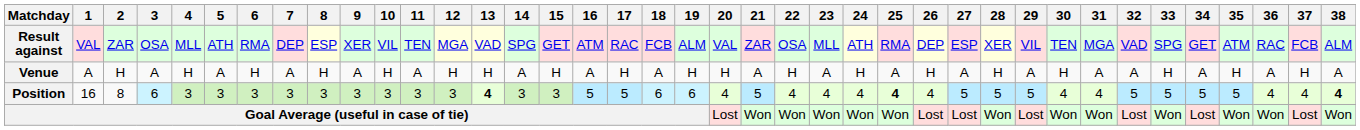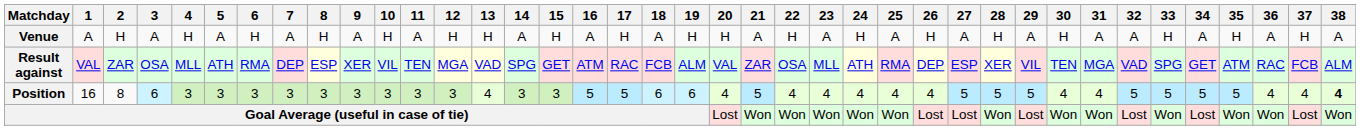rows swapped: (39, 43) <-> (39, 72)
(488, 93) bold -> (488, 93) normal
(895, 93) bold -> (895, 93) normal
